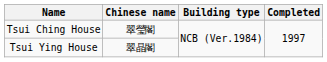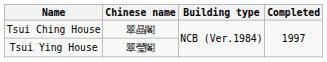(140, 29) 翠瑩閣 -> (140, 29) 翠晶閣
(140, 47) 翠晶閣 -> (140, 47) 翠瑩閣
